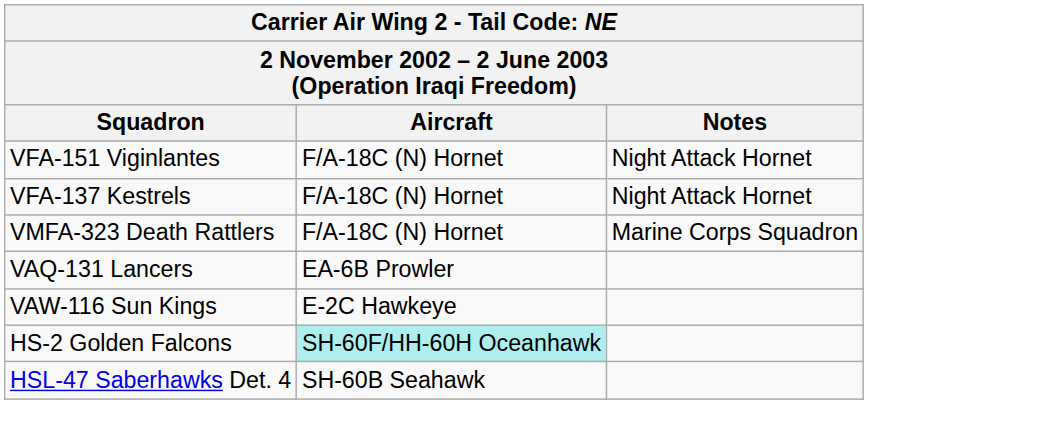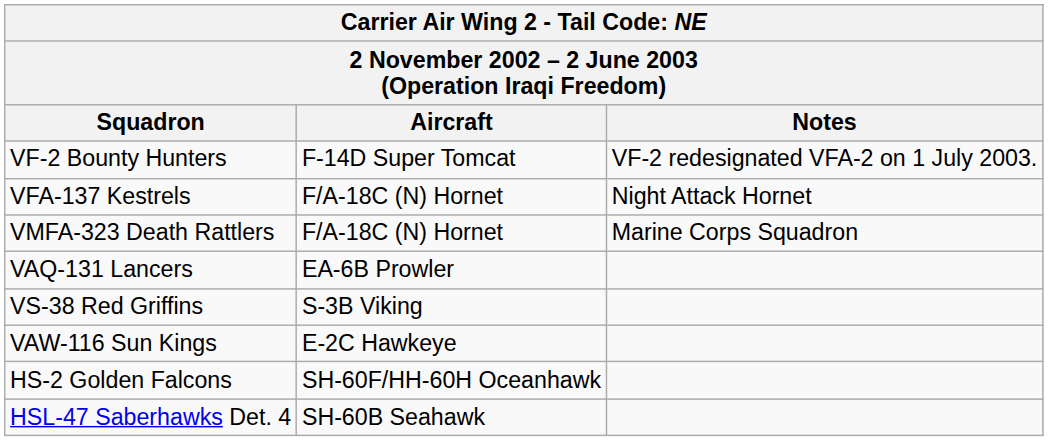+ row: (118, 159)
- row: (115, 159)
+ row: (107, 306)
(451, 343) paleturquoise background -> (451, 380) no background
